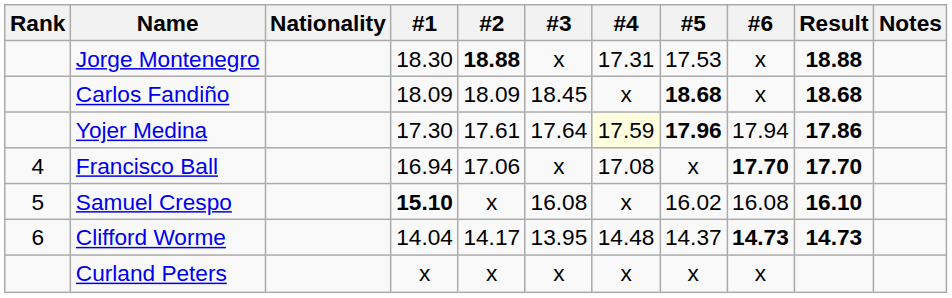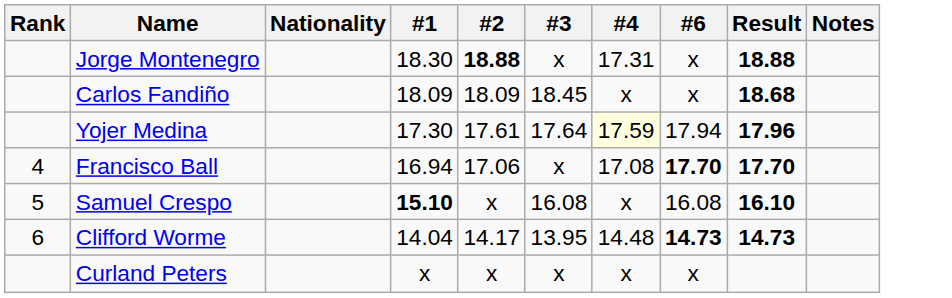- column: (693, 23)
(834, 130) 17.86 -> (767, 130) 17.96
